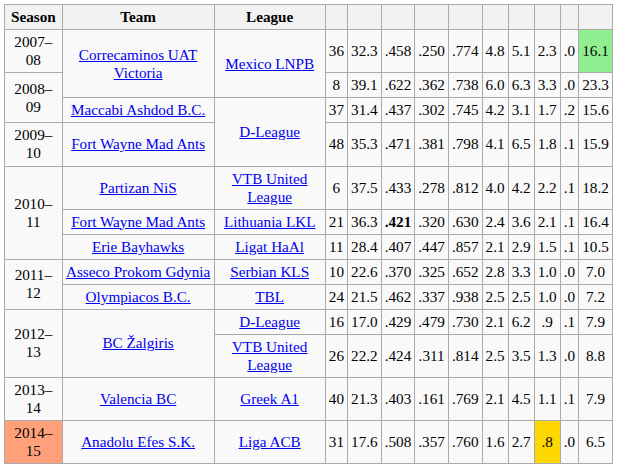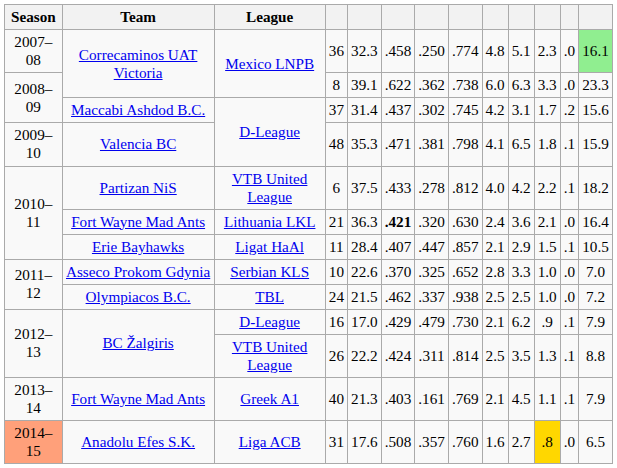(138, 144) Fort Wayne Mad Ants -> (138, 144) Valencia BC
(569, 221) .1 -> (569, 221) .0
(569, 355) .0 -> (569, 355) .1
(138, 398) Valencia BC -> (138, 398) Fort Wayne Mad Ants
